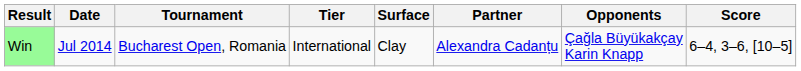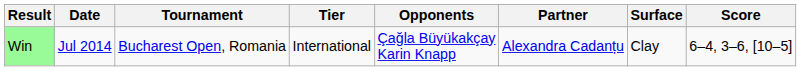columns swapped: (404, 15) <-> (624, 15)
